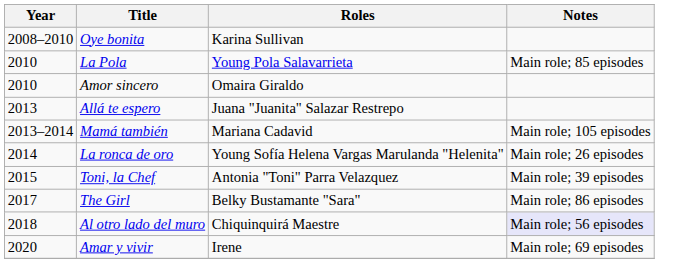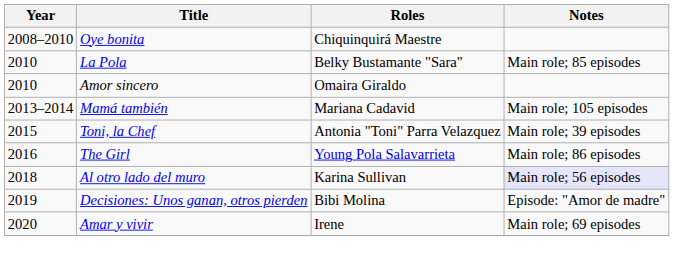(258, 39) Karina Sullivan -> (378, 39) Chiquinquirá Maestre
(282, 62) Young Pola Salavarrieta -> (388, 62) Belky Bustamante "Sara"
- row: (120, 108)
- row: (127, 154)
(22, 200) 2017 -> (22, 154) 2016
(286, 200) Belky Bustamante "Sara" -> (385, 154) Young Pola Salavarrieta
(276, 223) Chiquinquirá Maestre -> (360, 177) Karina Sullivan
+ row: (194, 200)
